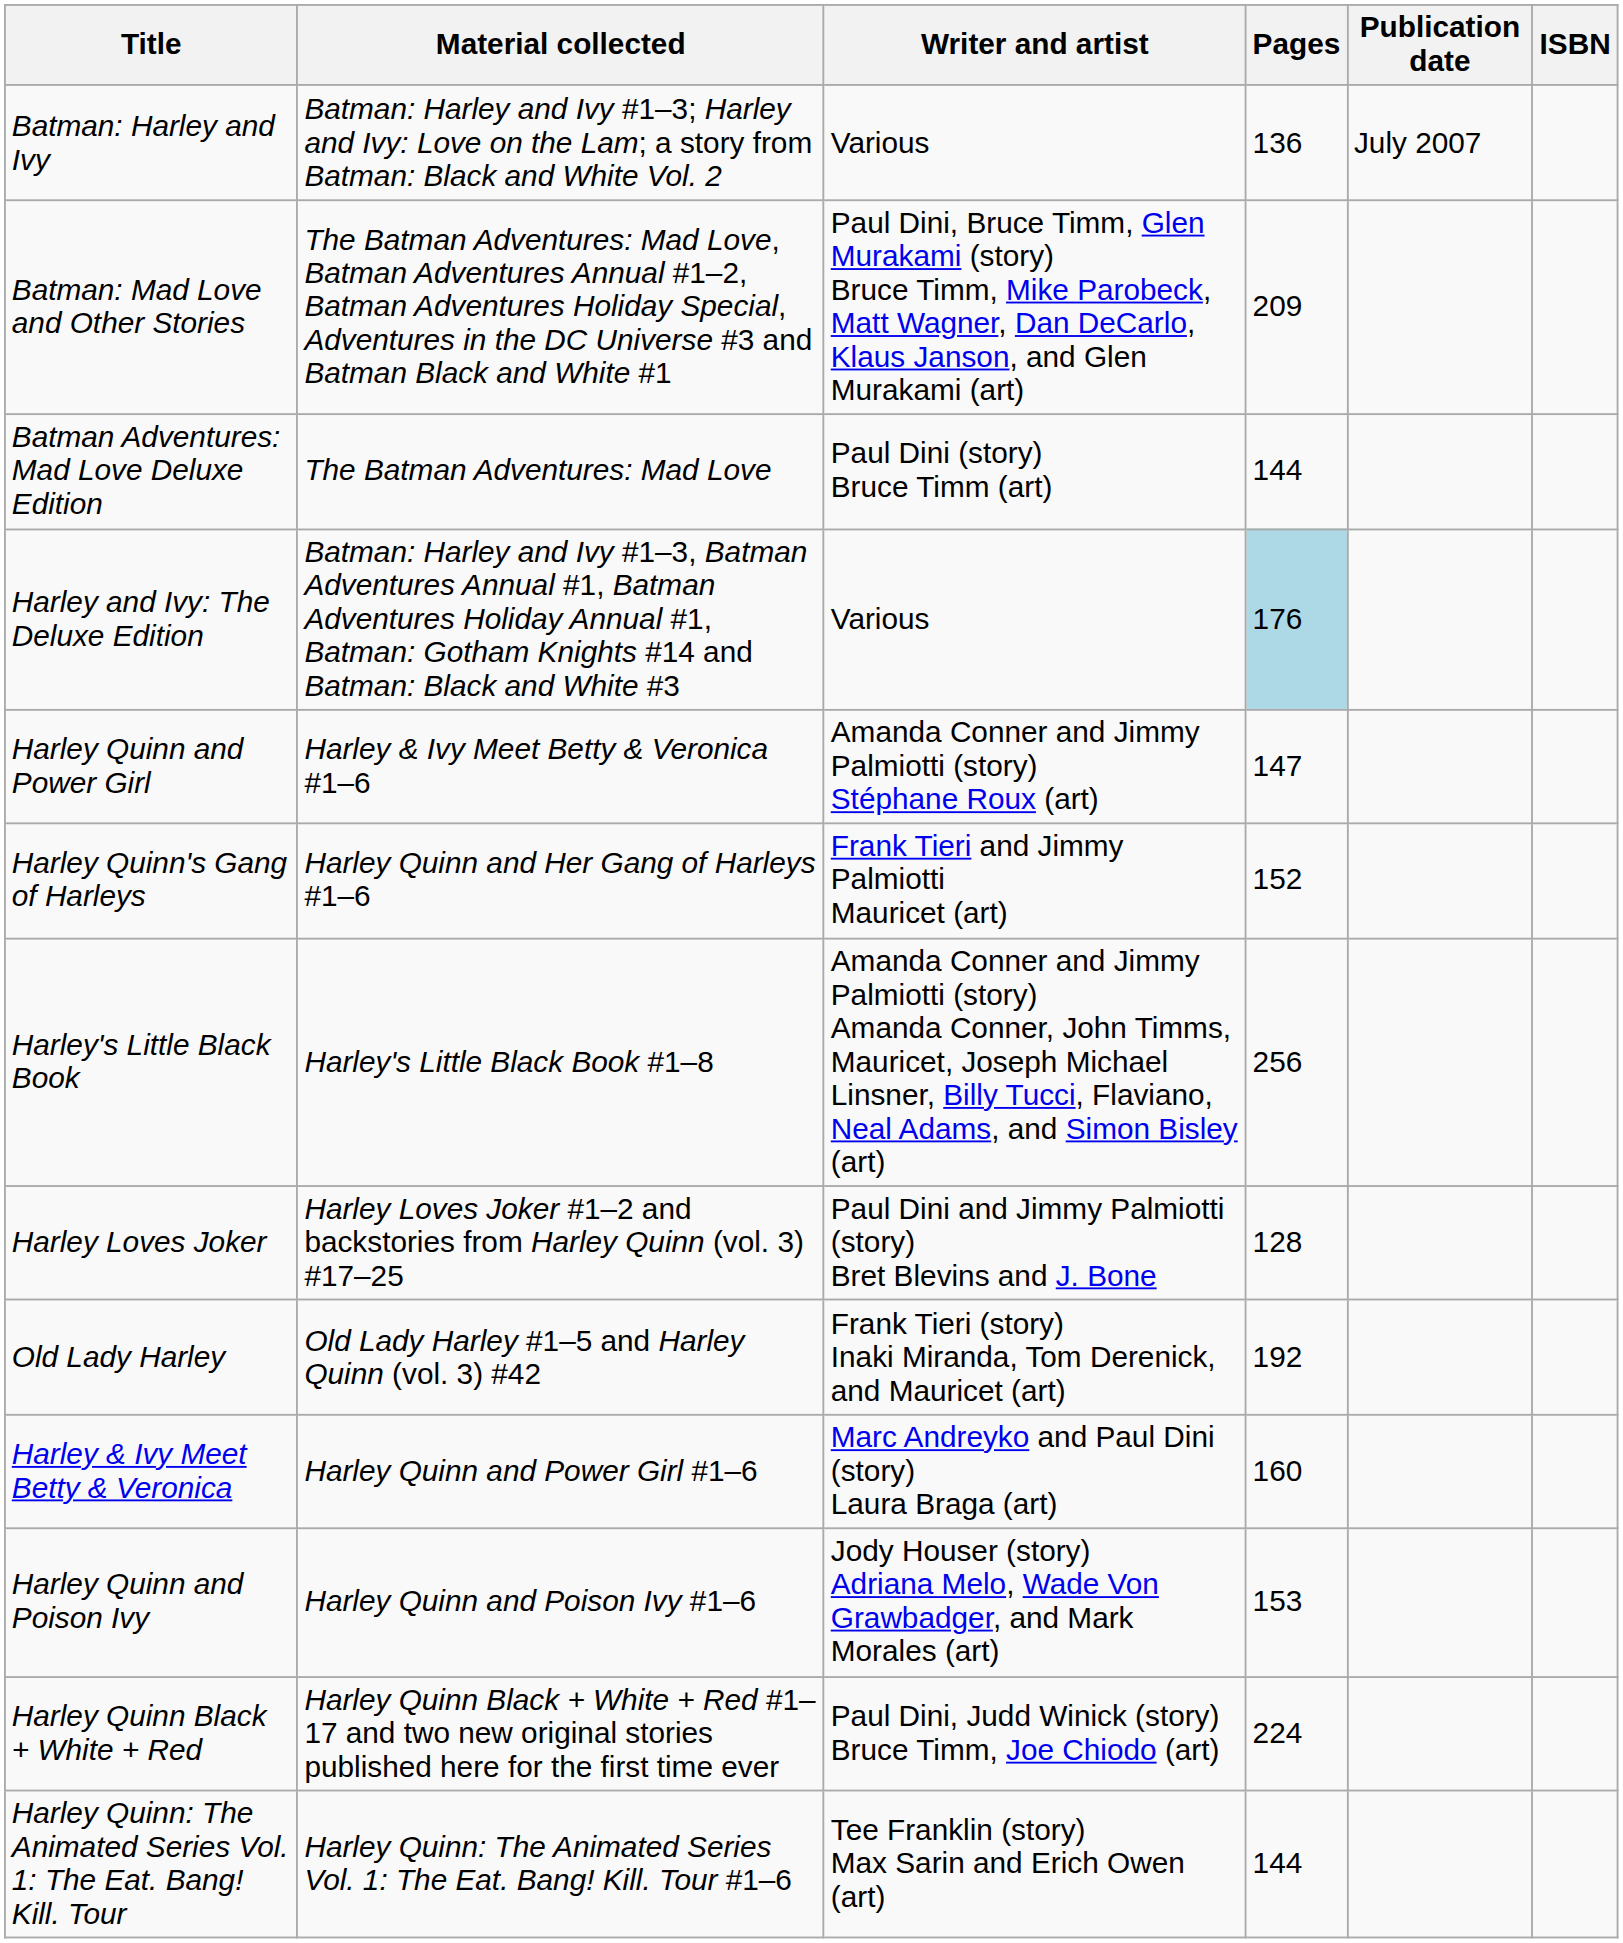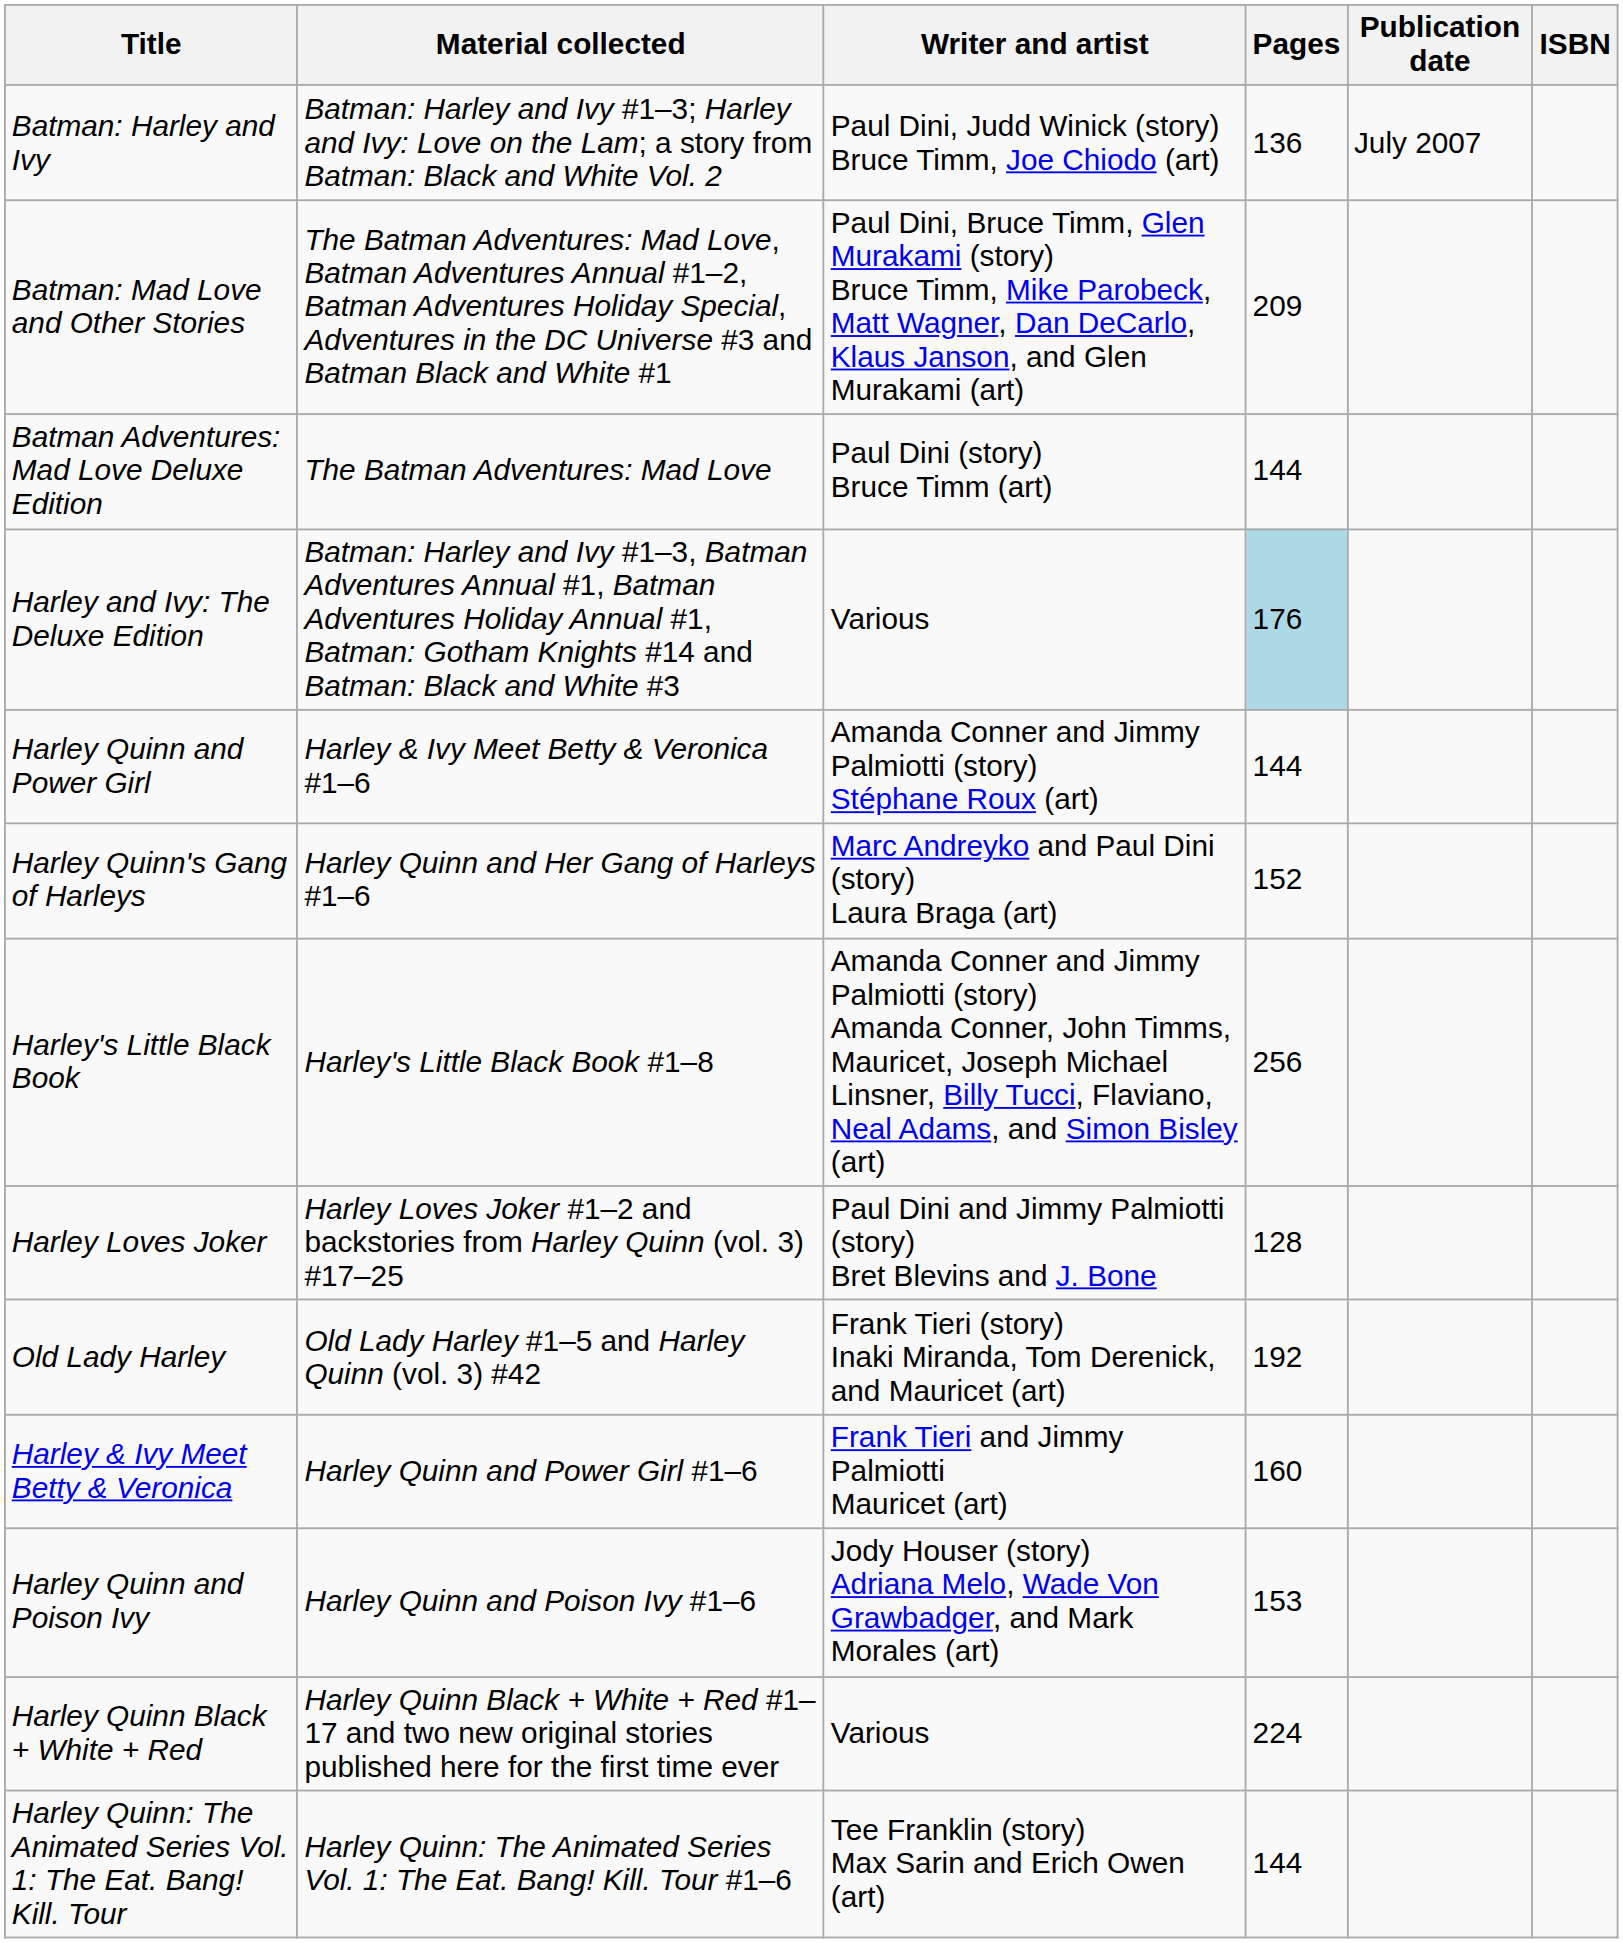(880, 142) Various -> (1025, 142) Paul Dini, Judd Winick (story) Bruce Timm, Joe Chiodo (art)
(1277, 766) 147 -> (1277, 766) 144
(977, 880) Frank Tieri and Jimmy Palmiotti Mauricet (art) -> (1023, 880) Marc Andreyko and Paul Dini (story) Laura Braga (art)
(1023, 1470) Marc Andreyko and Paul Dini (story) Laura Braga (art) -> (977, 1470) Frank Tieri and Jimmy Palmiotti Mauricet (art)
(1025, 1732) Paul Dini, Judd Winick (story) Bruce Timm, Joe Chiodo (art) -> (880, 1732) Various
